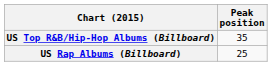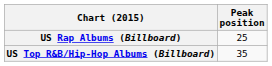rows swapped: (111, 38) <-> (111, 53)
